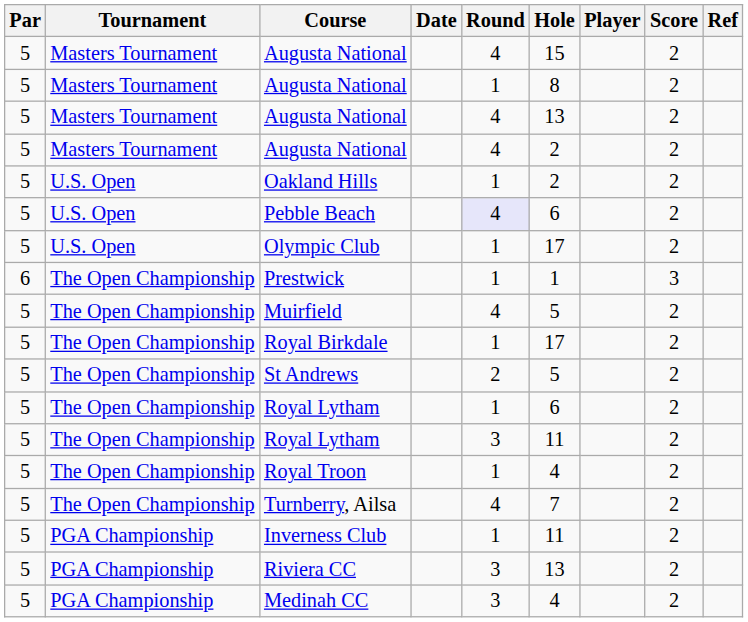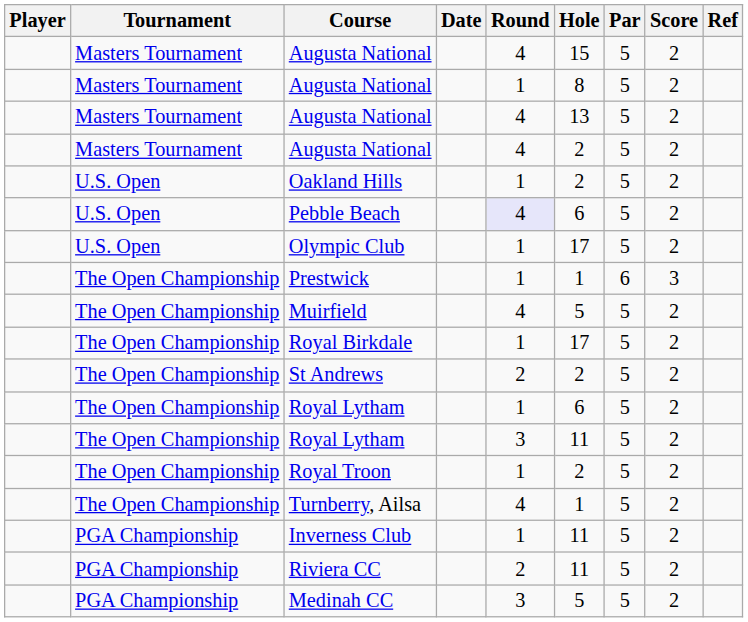columns swapped: (612, 20) <-> (25, 20)
(555, 375) 5 -> (579, 375) 2
(555, 471) 4 -> (579, 471) 2
(555, 504) 7 -> (579, 504) 1
(495, 568) 3 -> (520, 568) 2
(555, 568) 13 -> (579, 568) 11
(555, 600) 4 -> (579, 600) 5
